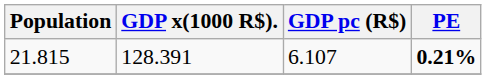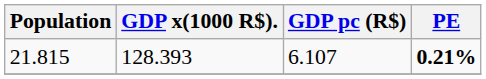(157, 56) 128.391 -> (157, 56) 128.393
